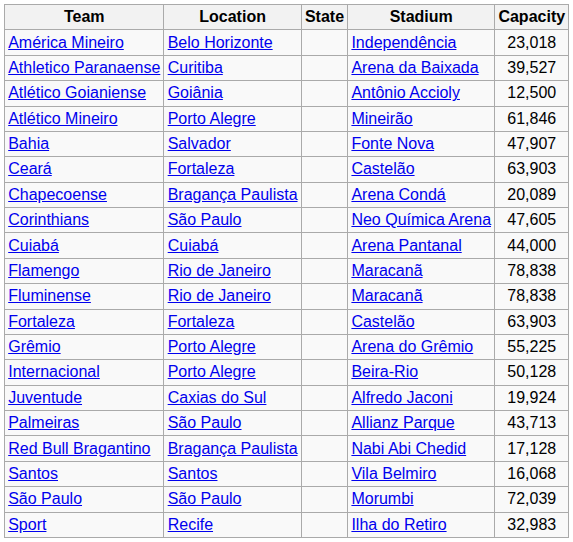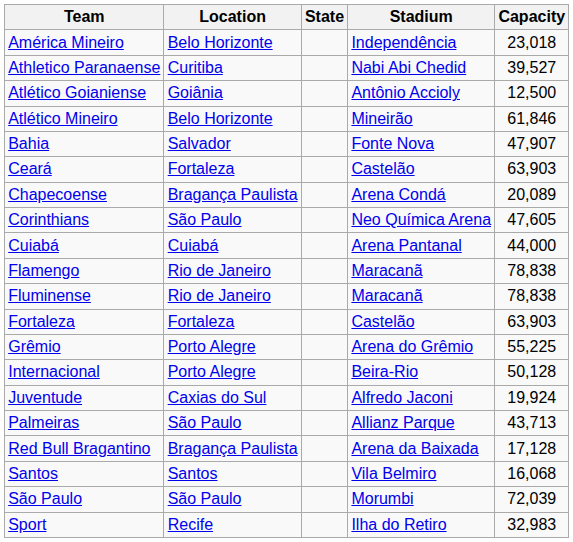(415, 67) Arena da Baixada -> (409, 67) Nabi Abi Chedid
(212, 118) Porto Alegre -> (220, 118) Belo Horizonte
(409, 448) Nabi Abi Chedid -> (415, 448) Arena da Baixada
